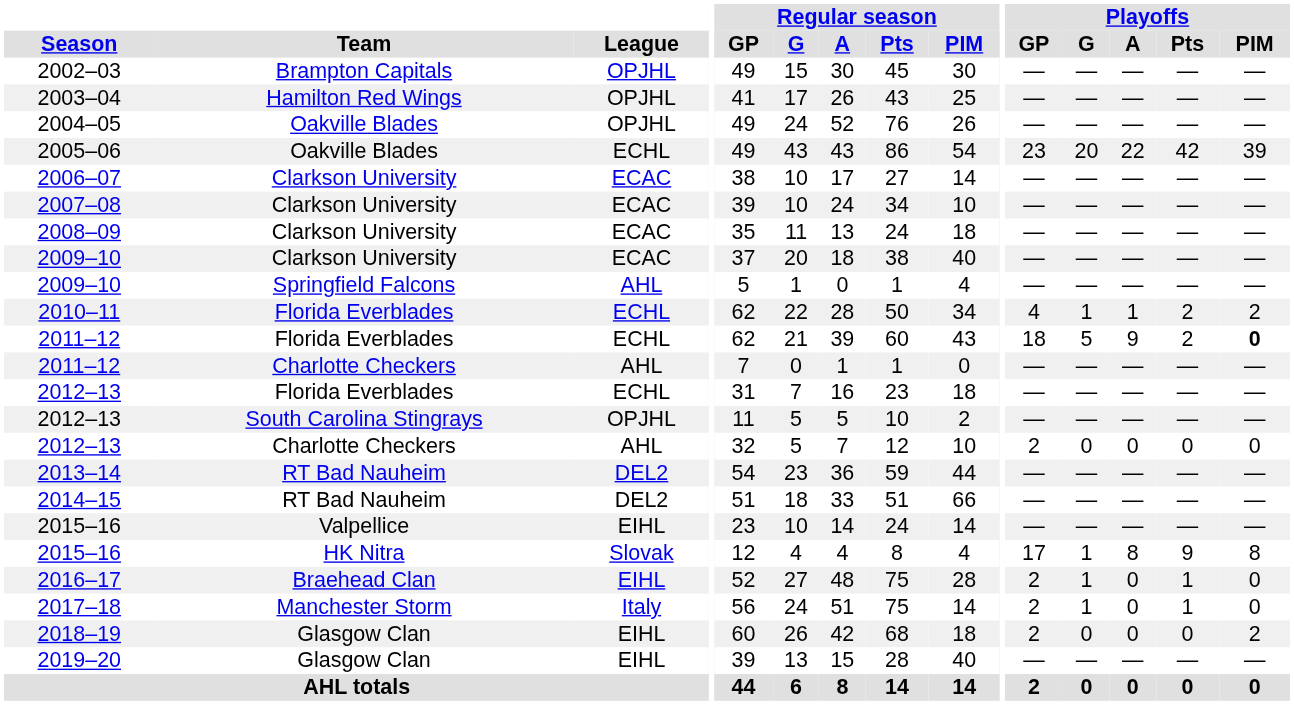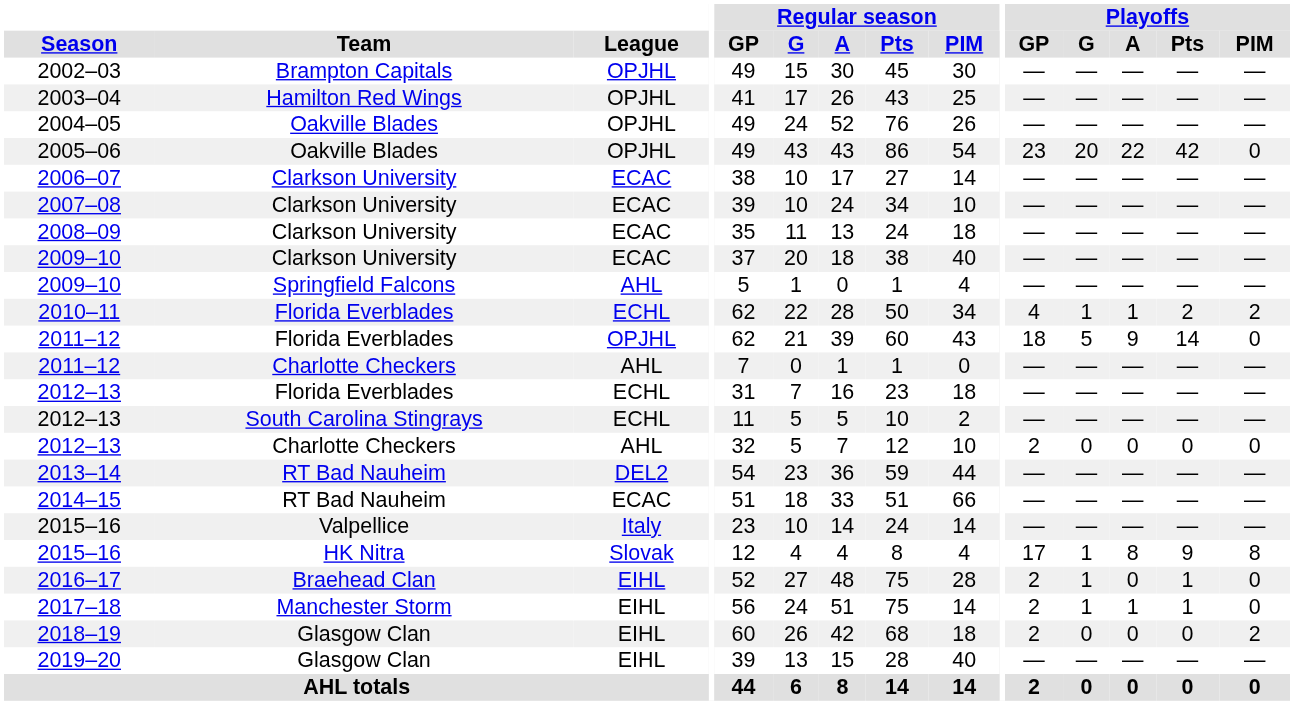(641, 151) ECHL -> (641, 151) OPJHL
(1255, 151) 39 -> (1255, 151) 0
(641, 338) ECHL -> (641, 338) OPJHL
(1187, 338) 2 -> (1187, 338) 14
(1255, 338) bold -> (1255, 338) normal
(641, 419) OPJHL -> (641, 419) ECHL
(641, 499) DEL2 -> (641, 499) ECAC
(641, 526) EIHL -> (641, 526) Italy
(641, 606) Italy -> (641, 606) EIHL
(1133, 606) 0 -> (1133, 606) 1
